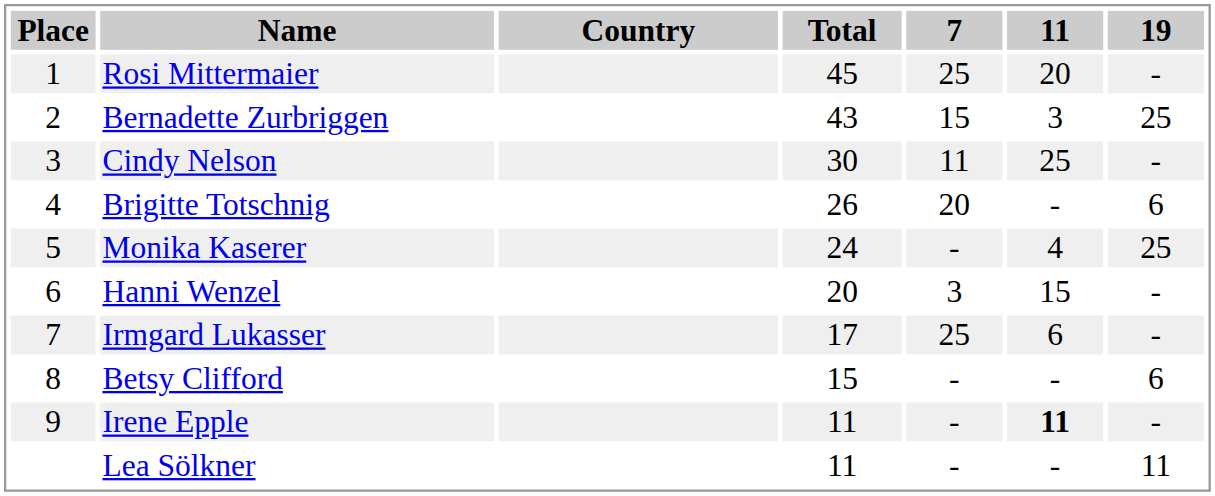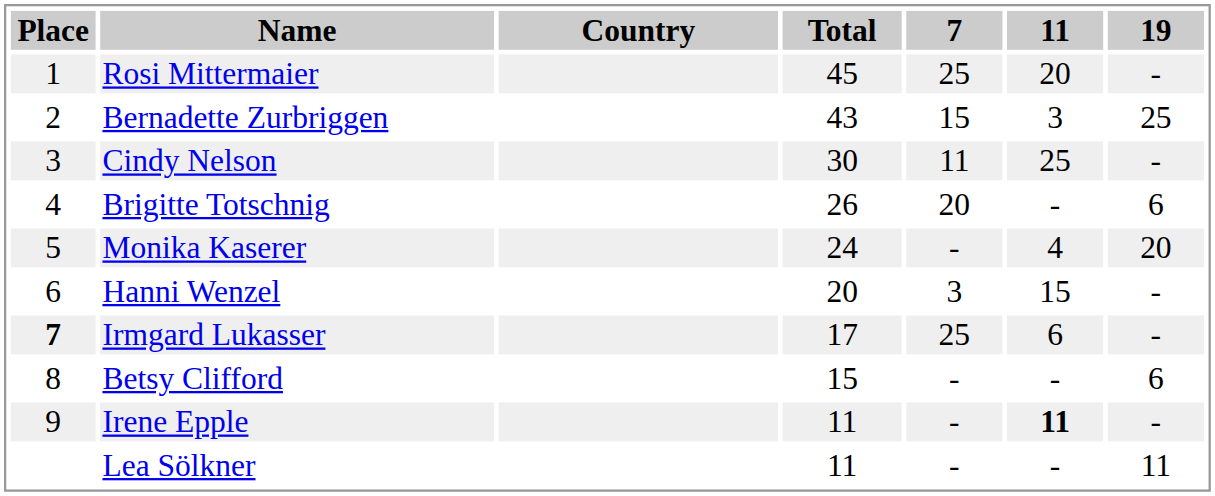(1156, 248) 25 -> (1156, 248) 20
(53, 335) normal -> (53, 335) bold
